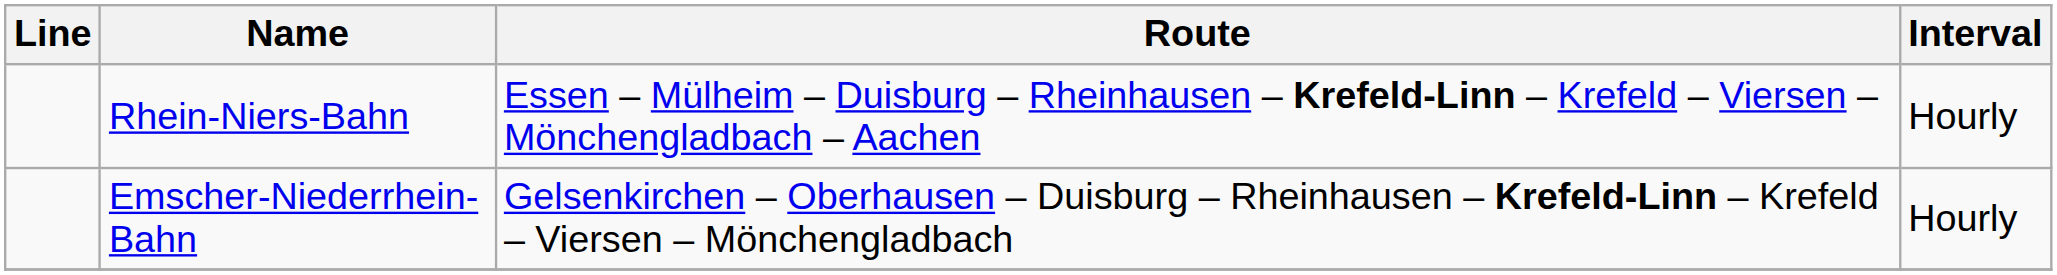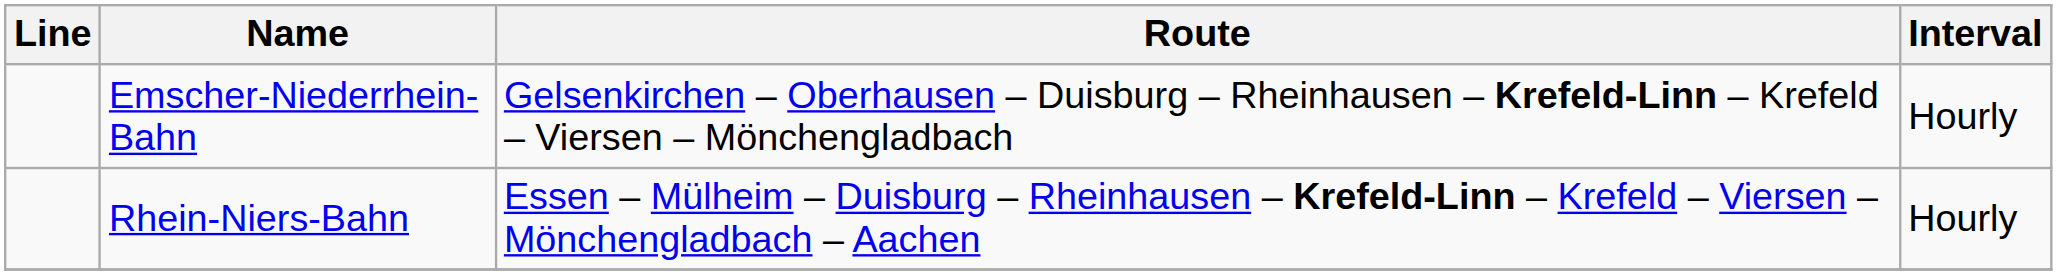rows swapped: (259, 115) <-> (294, 217)
